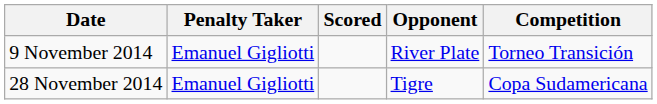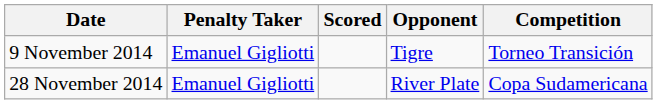(435, 51) River Plate -> (412, 51) Tigre
(412, 83) Tigre -> (435, 83) River Plate
